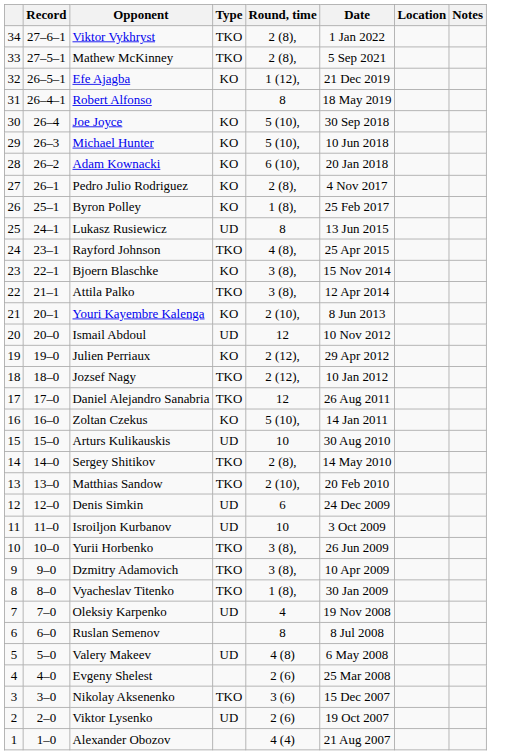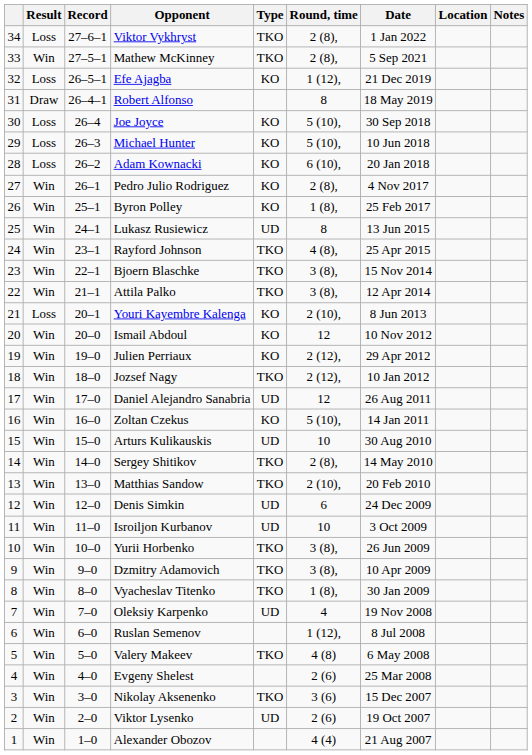+ column: (44, 15)
(229, 270) KO -> (270, 270) TKO
(229, 334) UD -> (270, 334) KO
(229, 398) TKO -> (270, 398) UD
(283, 633) 8 -> (324, 633) 1 (12),
(229, 654) UD -> (270, 654) TKO
